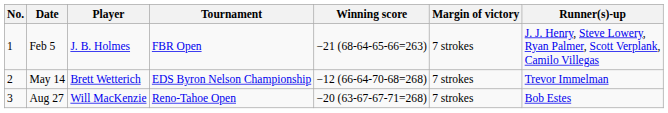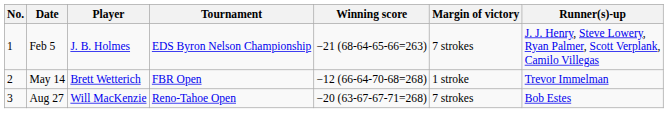(177, 46) FBR Open -> (232, 46) EDS Byron Nelson Championship
(232, 79) EDS Byron Nelson Championship -> (177, 79) FBR Open
(453, 79) 7 strokes -> (451, 79) 1 stroke
